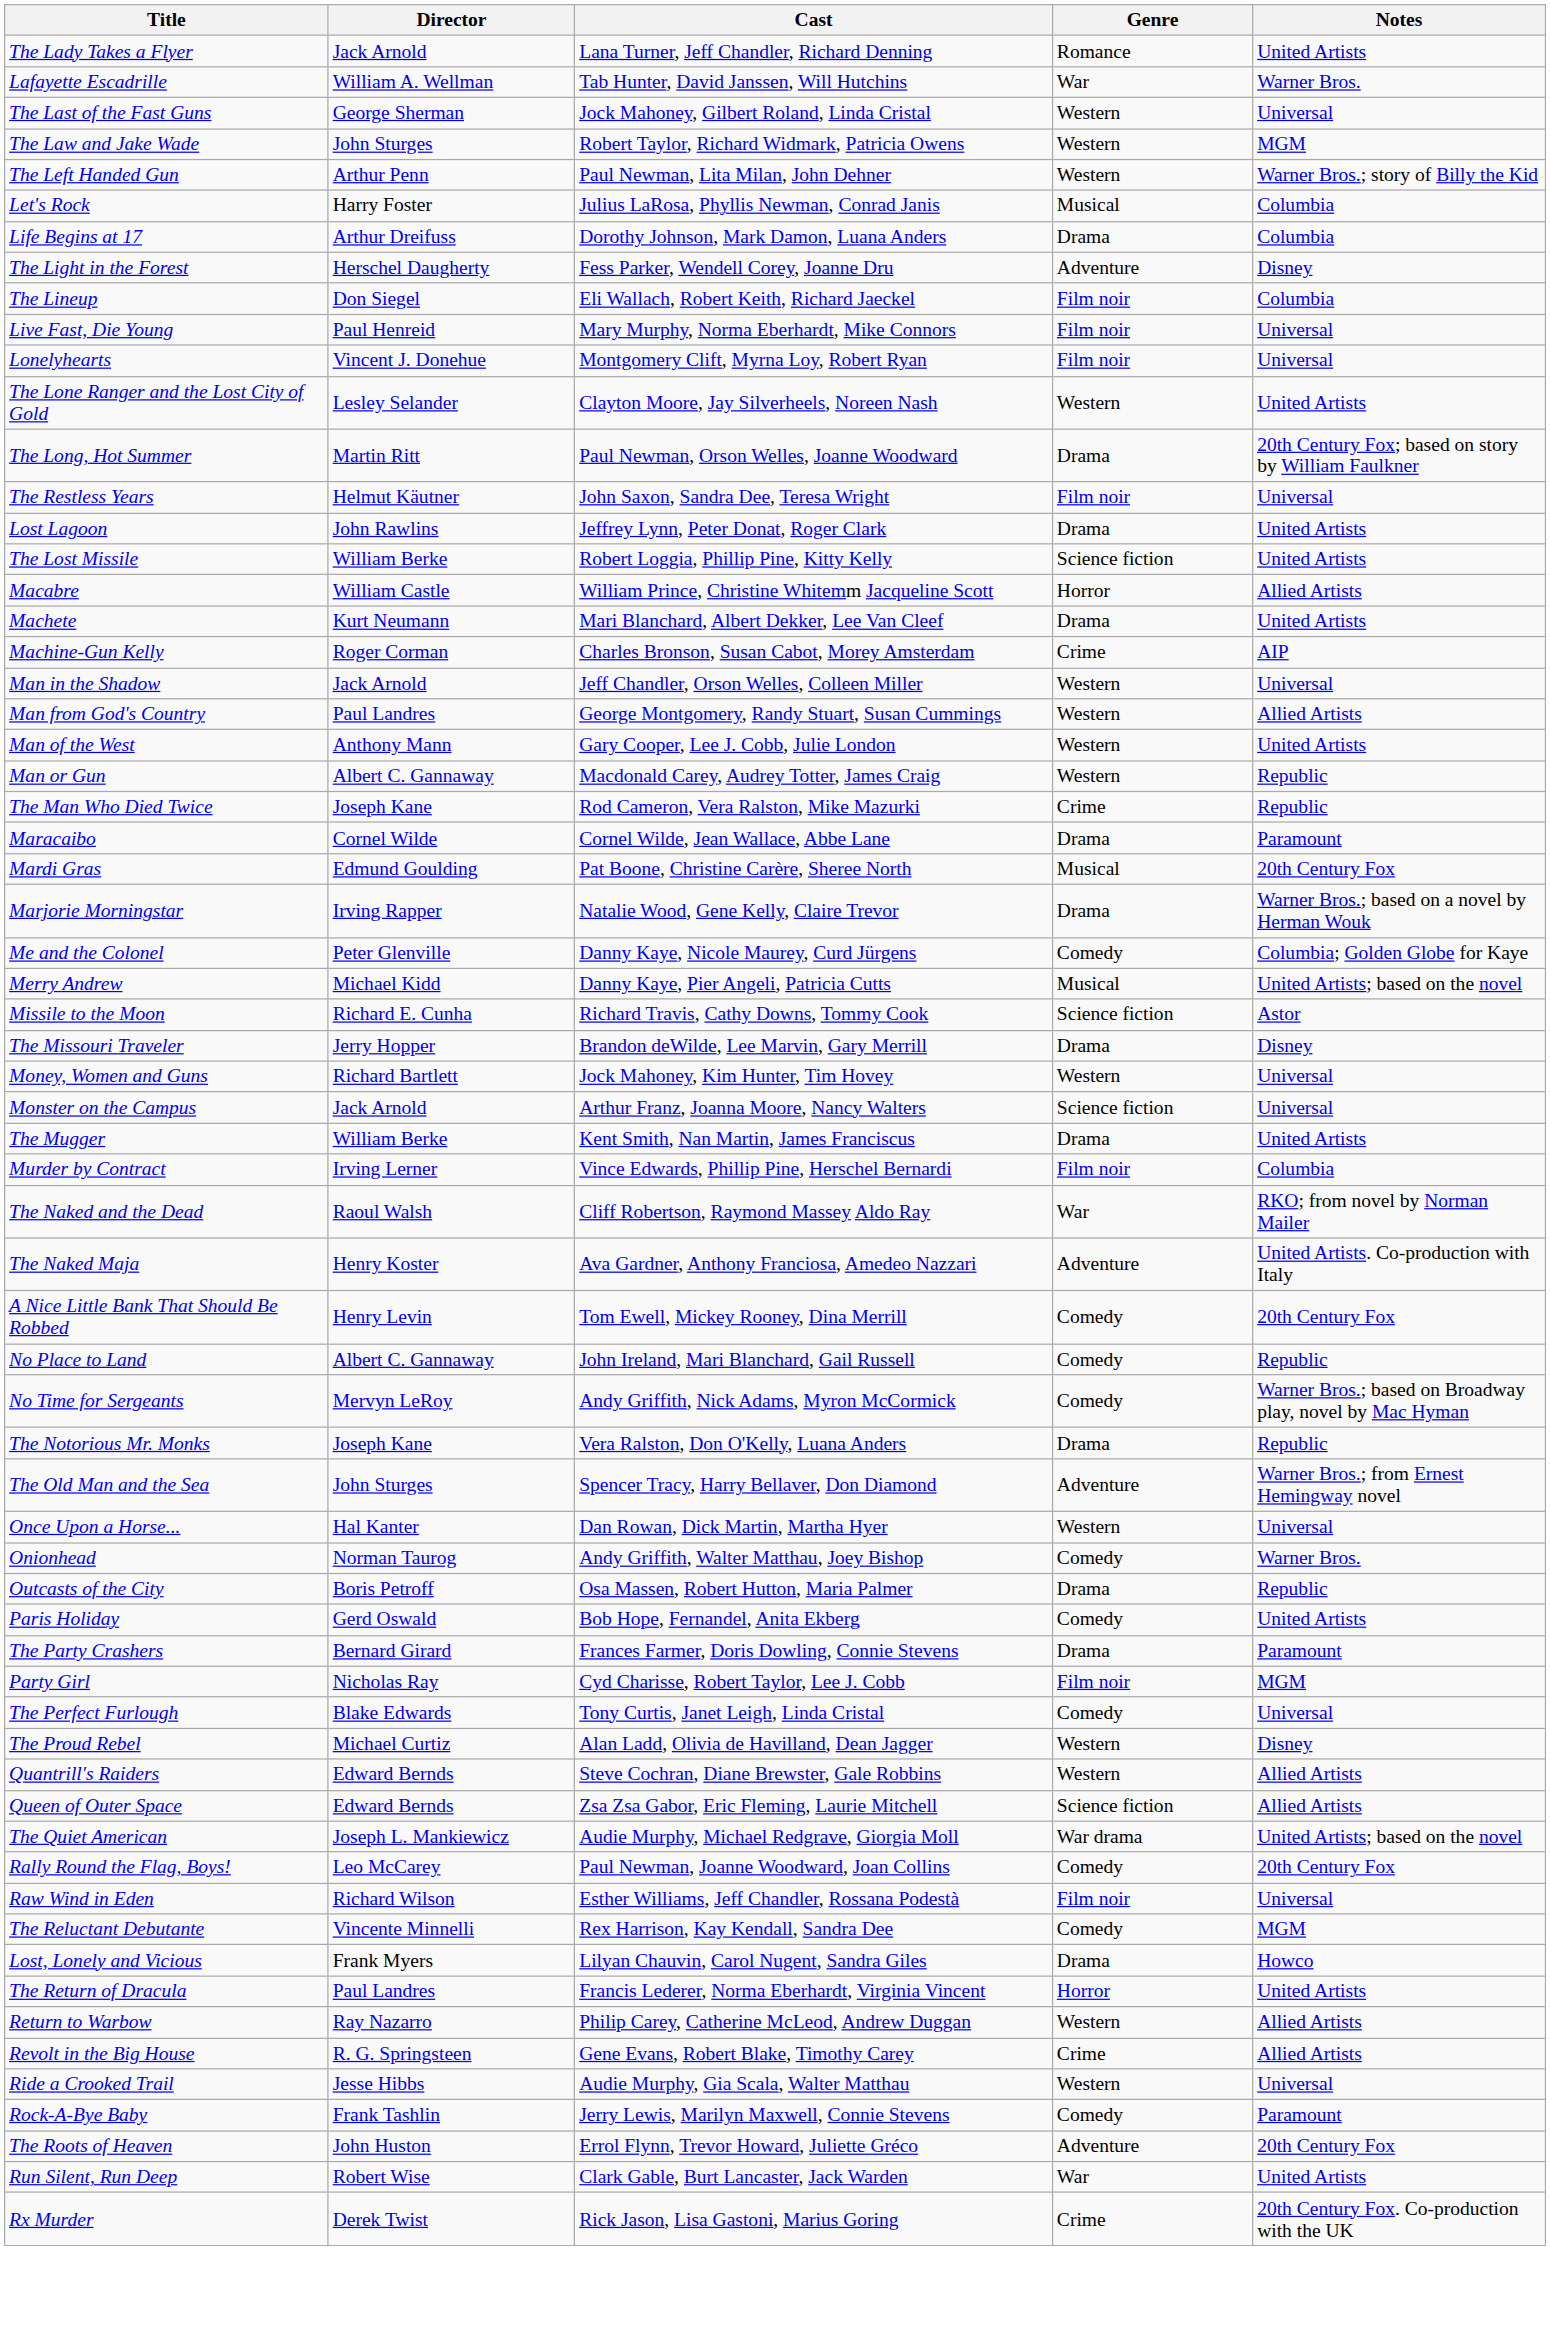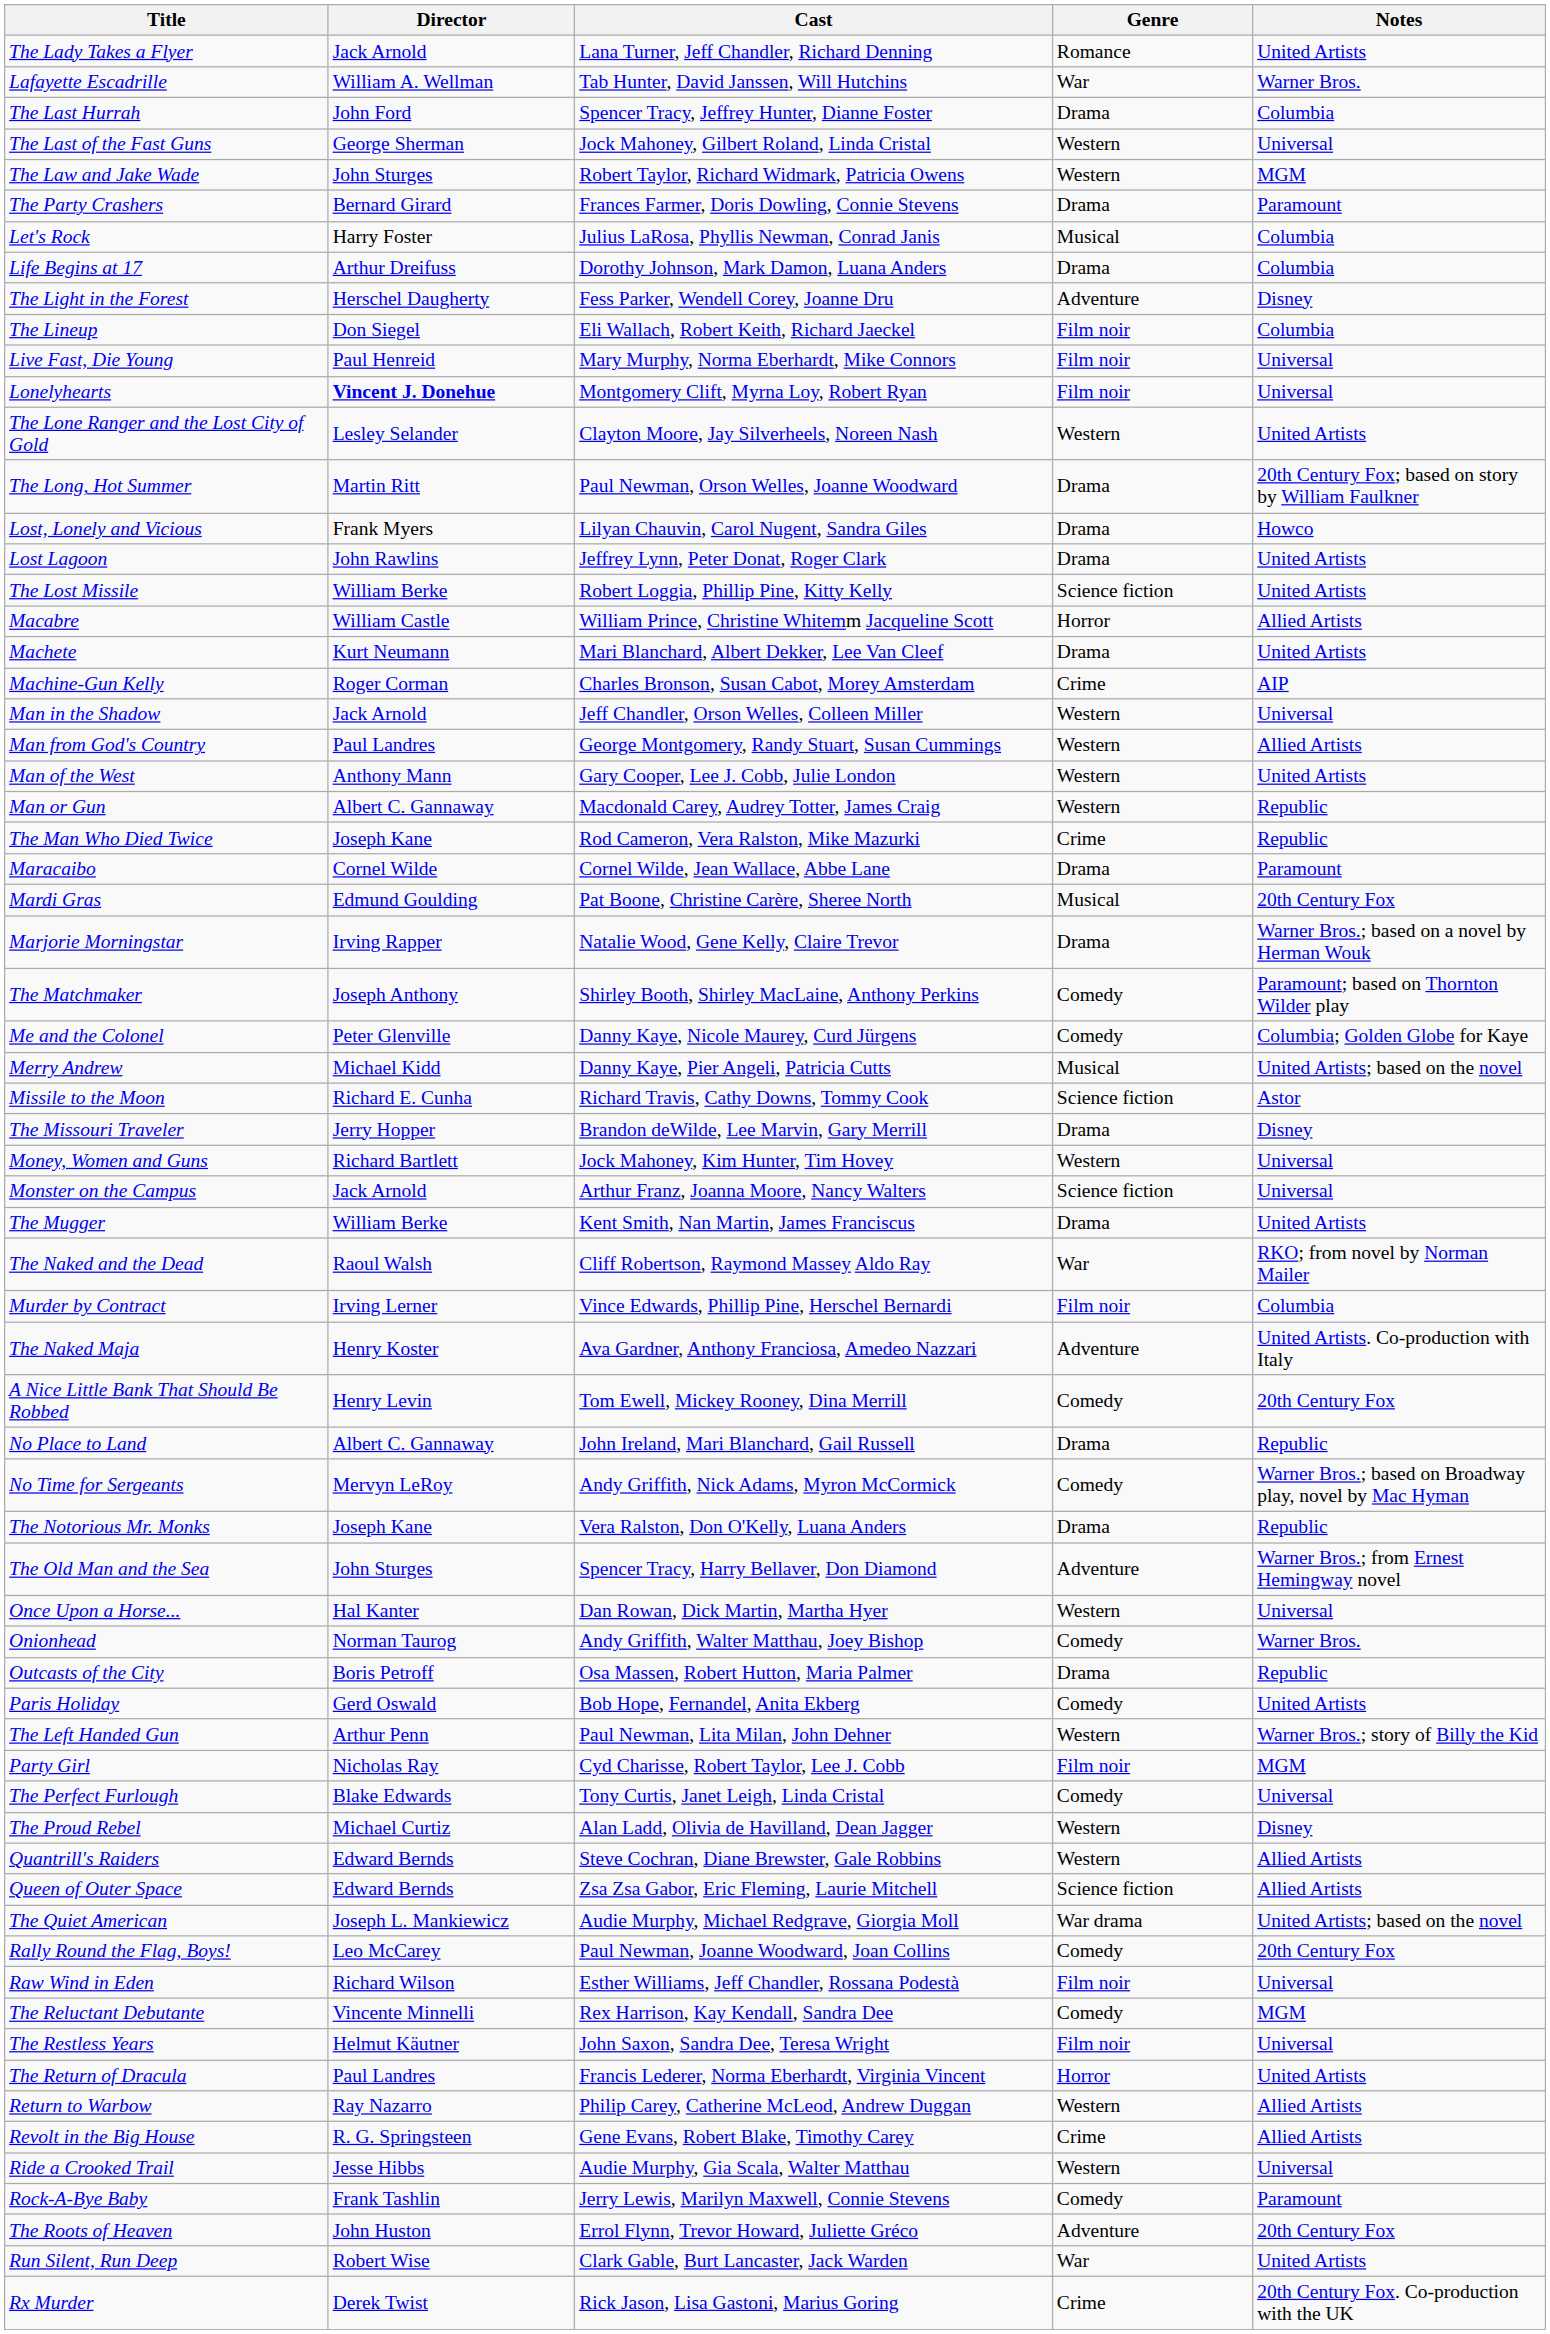+ row: (75, 112)
rows swapped: (94, 174) <-> (86, 1650)
(409, 360) normal -> (414, 391) bold
rows swapped: (105, 1960) <-> (81, 497)
+ row: (76, 994)
rows swapped: (87, 1169) <-> (106, 1211)
(1090, 1359) Comedy -> (1083, 1442) Drama
